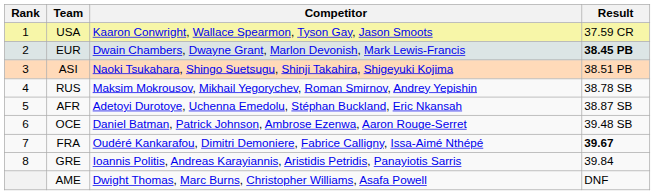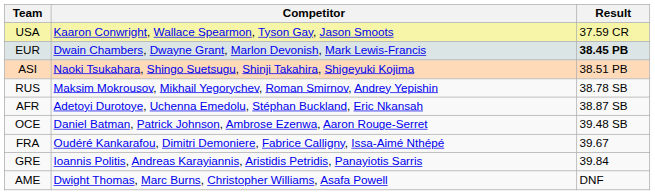- column: (25, 13)
(599, 143) bold -> (594, 143) normal
